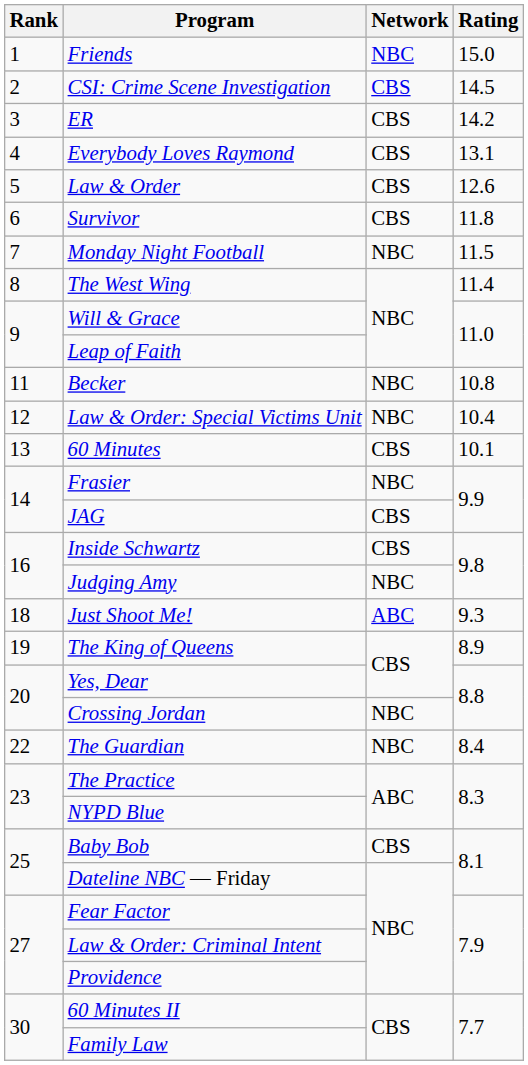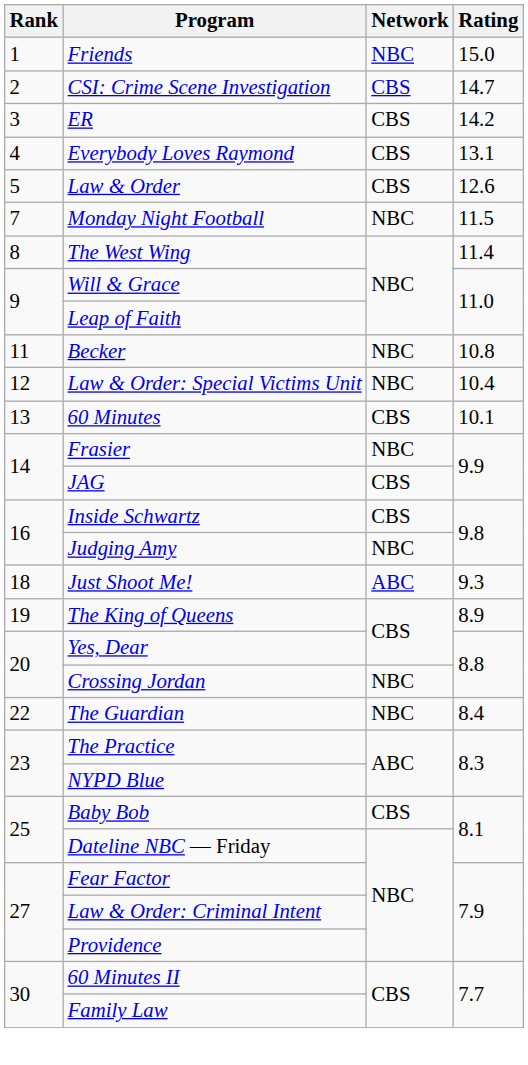(476, 86) 14.5 -> (476, 86) 14.7
- row: (103, 218)
